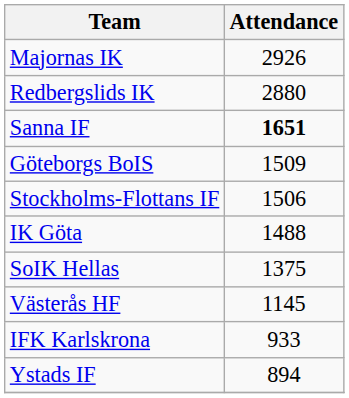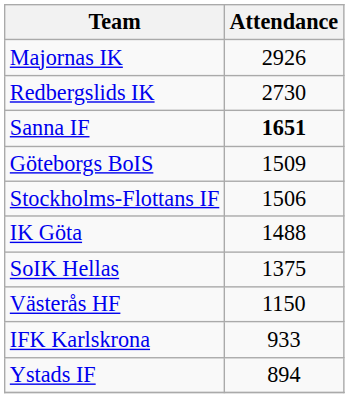(284, 92) 2880 -> (284, 92) 2730
(284, 304) 1145 -> (284, 304) 1150
